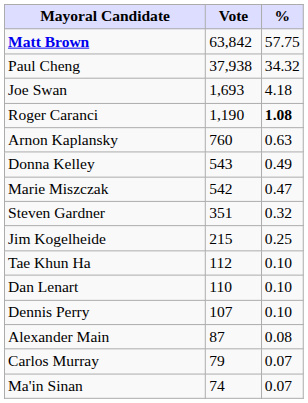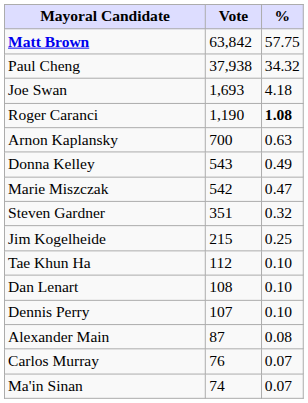(221, 139) 760 -> (221, 139) 700
(221, 287) 110 -> (221, 287) 108
(217, 361) 79 -> (217, 361) 76
